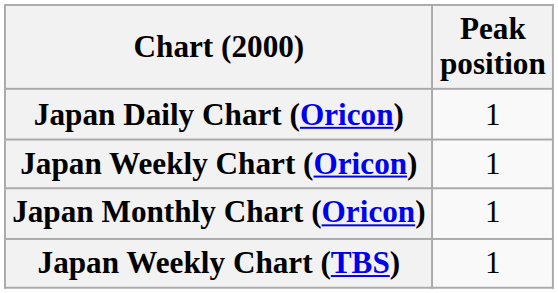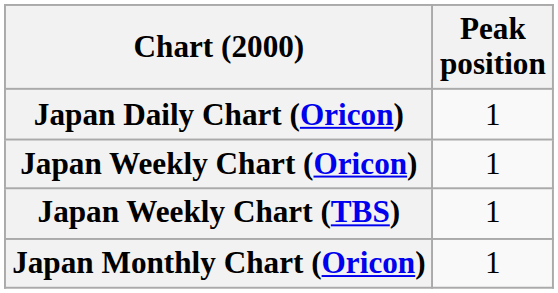rows swapped: (219, 212) <-> (219, 262)
